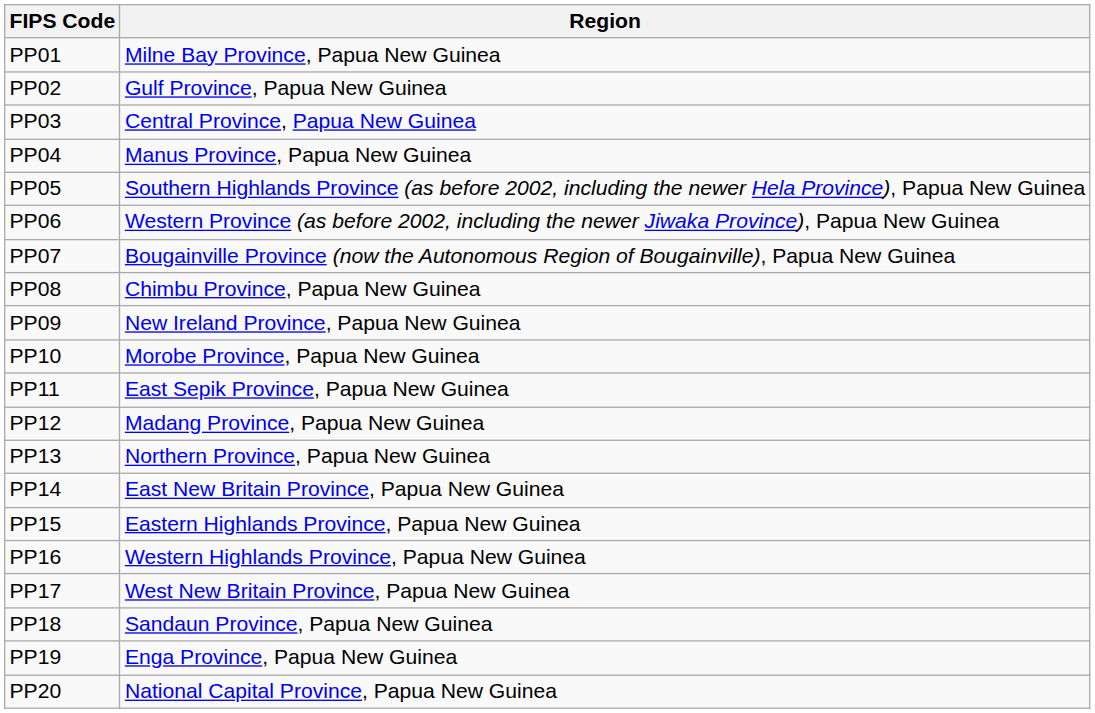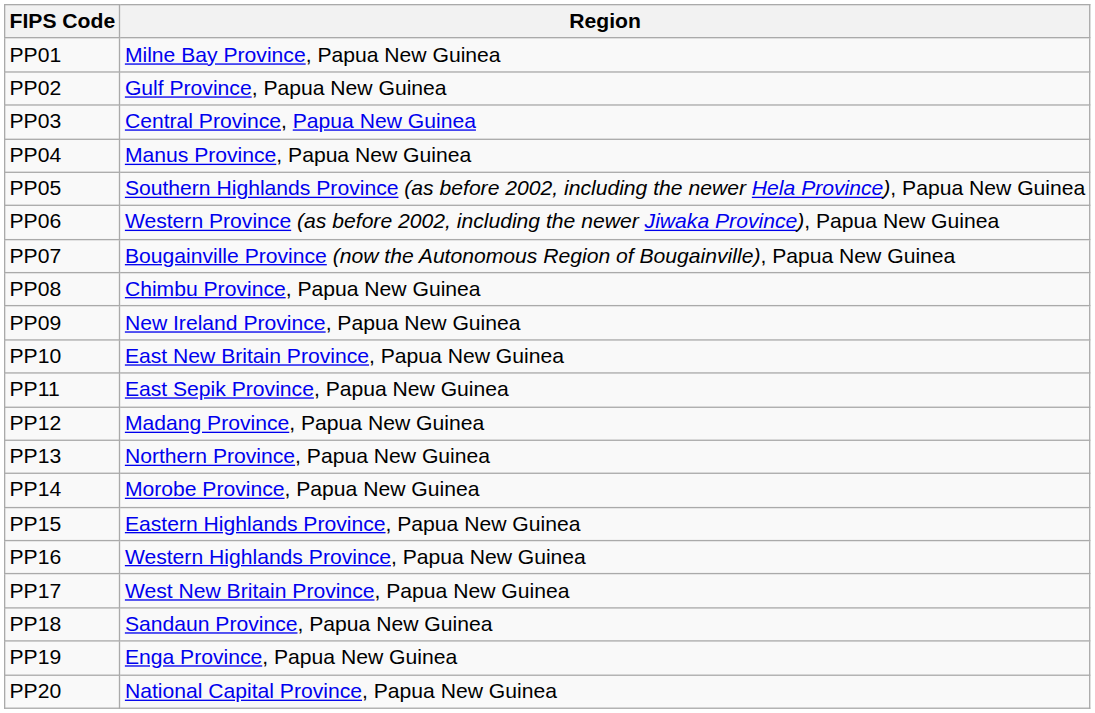(302, 356) Morobe Province, Papua New Guinea -> (344, 356) East New Britain Province, Papua New Guinea
(344, 490) East New Britain Province, Papua New Guinea -> (302, 490) Morobe Province, Papua New Guinea
